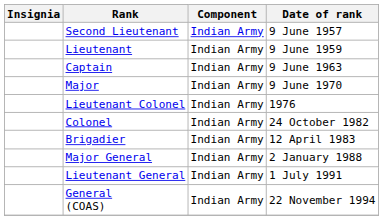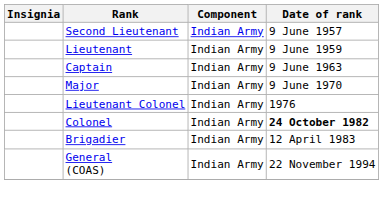(319, 121) normal -> (319, 121) bold
- row: (109, 158)
- row: (125, 176)
